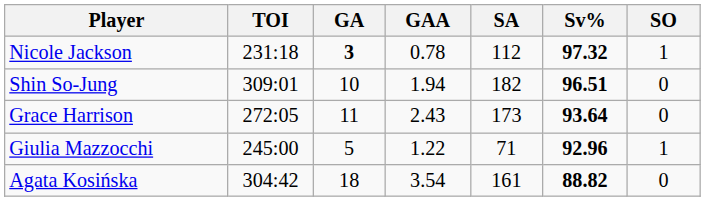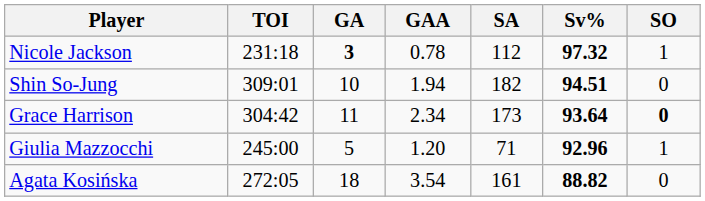(585, 84) 96.51 -> (585, 84) 94.51
(271, 116) 272:05 -> (271, 116) 304:42
(428, 116) 2.43 -> (428, 116) 2.34
(664, 116) normal -> (664, 116) bold
(428, 148) 1.22 -> (428, 148) 1.20
(271, 180) 304:42 -> (271, 180) 272:05
